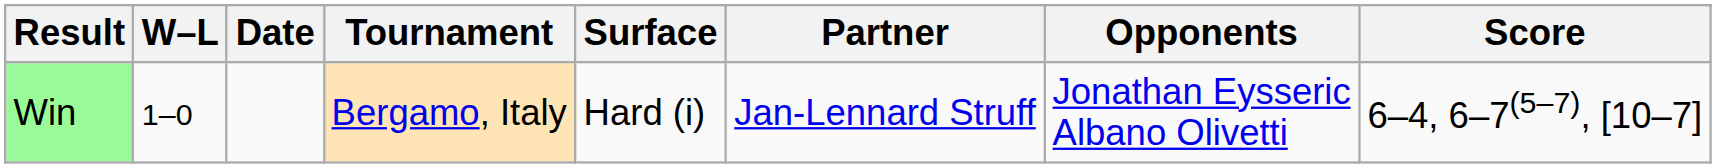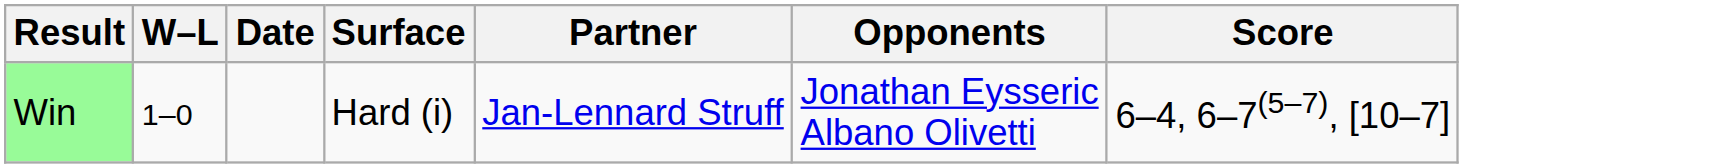- column: (449, 33)
